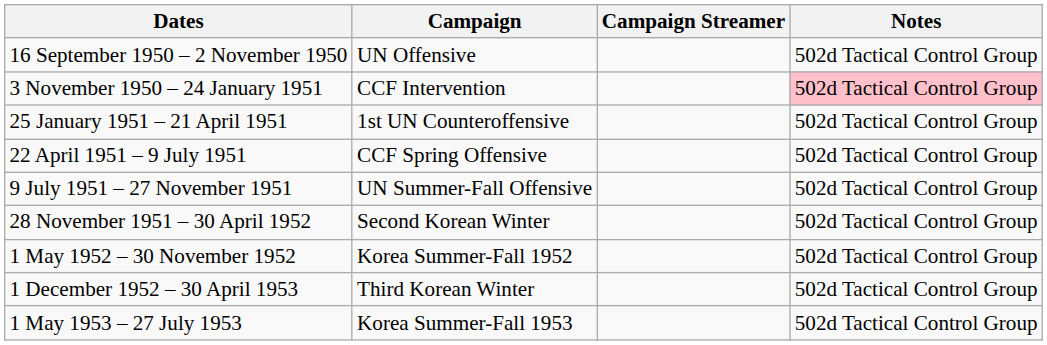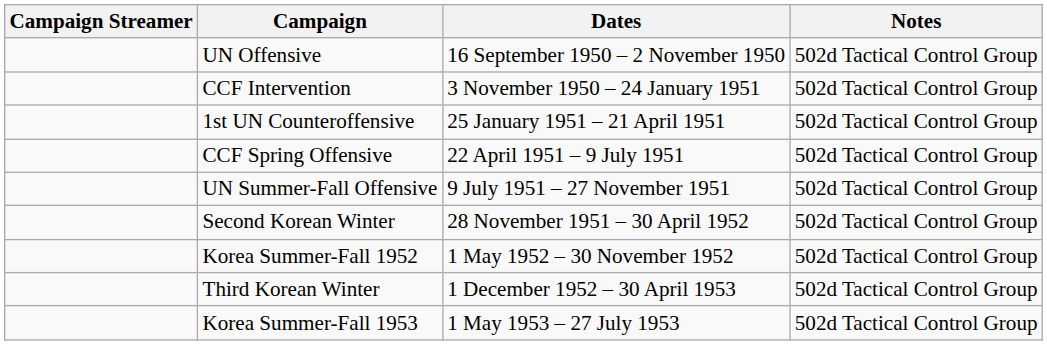columns swapped: (693, 21) <-> (178, 21)
(916, 88) pink background -> (916, 88) no background
